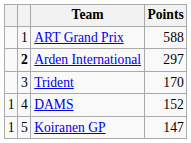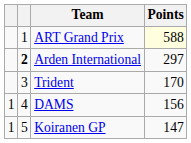(174, 37) no background -> (174, 37) lightyellow background
(174, 105) 152 -> (174, 105) 156
